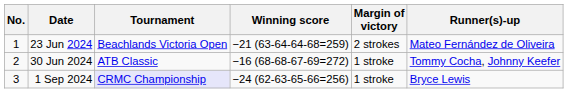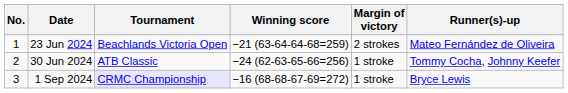(291, 62) −16 (68-68-67-69=272) -> (291, 62) −24 (62-63-65-66=256)
(291, 79) −24 (62-63-65-66=256) -> (291, 79) −16 (68-68-67-69=272)
